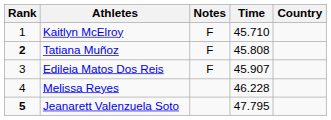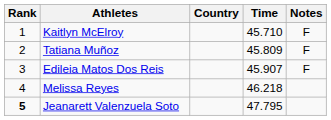columns swapped: (300, 13) <-> (210, 13)
(22, 50) bold -> (22, 50) normal
(252, 50) 45.808 -> (265, 50) 45.809
(252, 87) 46.228 -> (265, 87) 46.218
